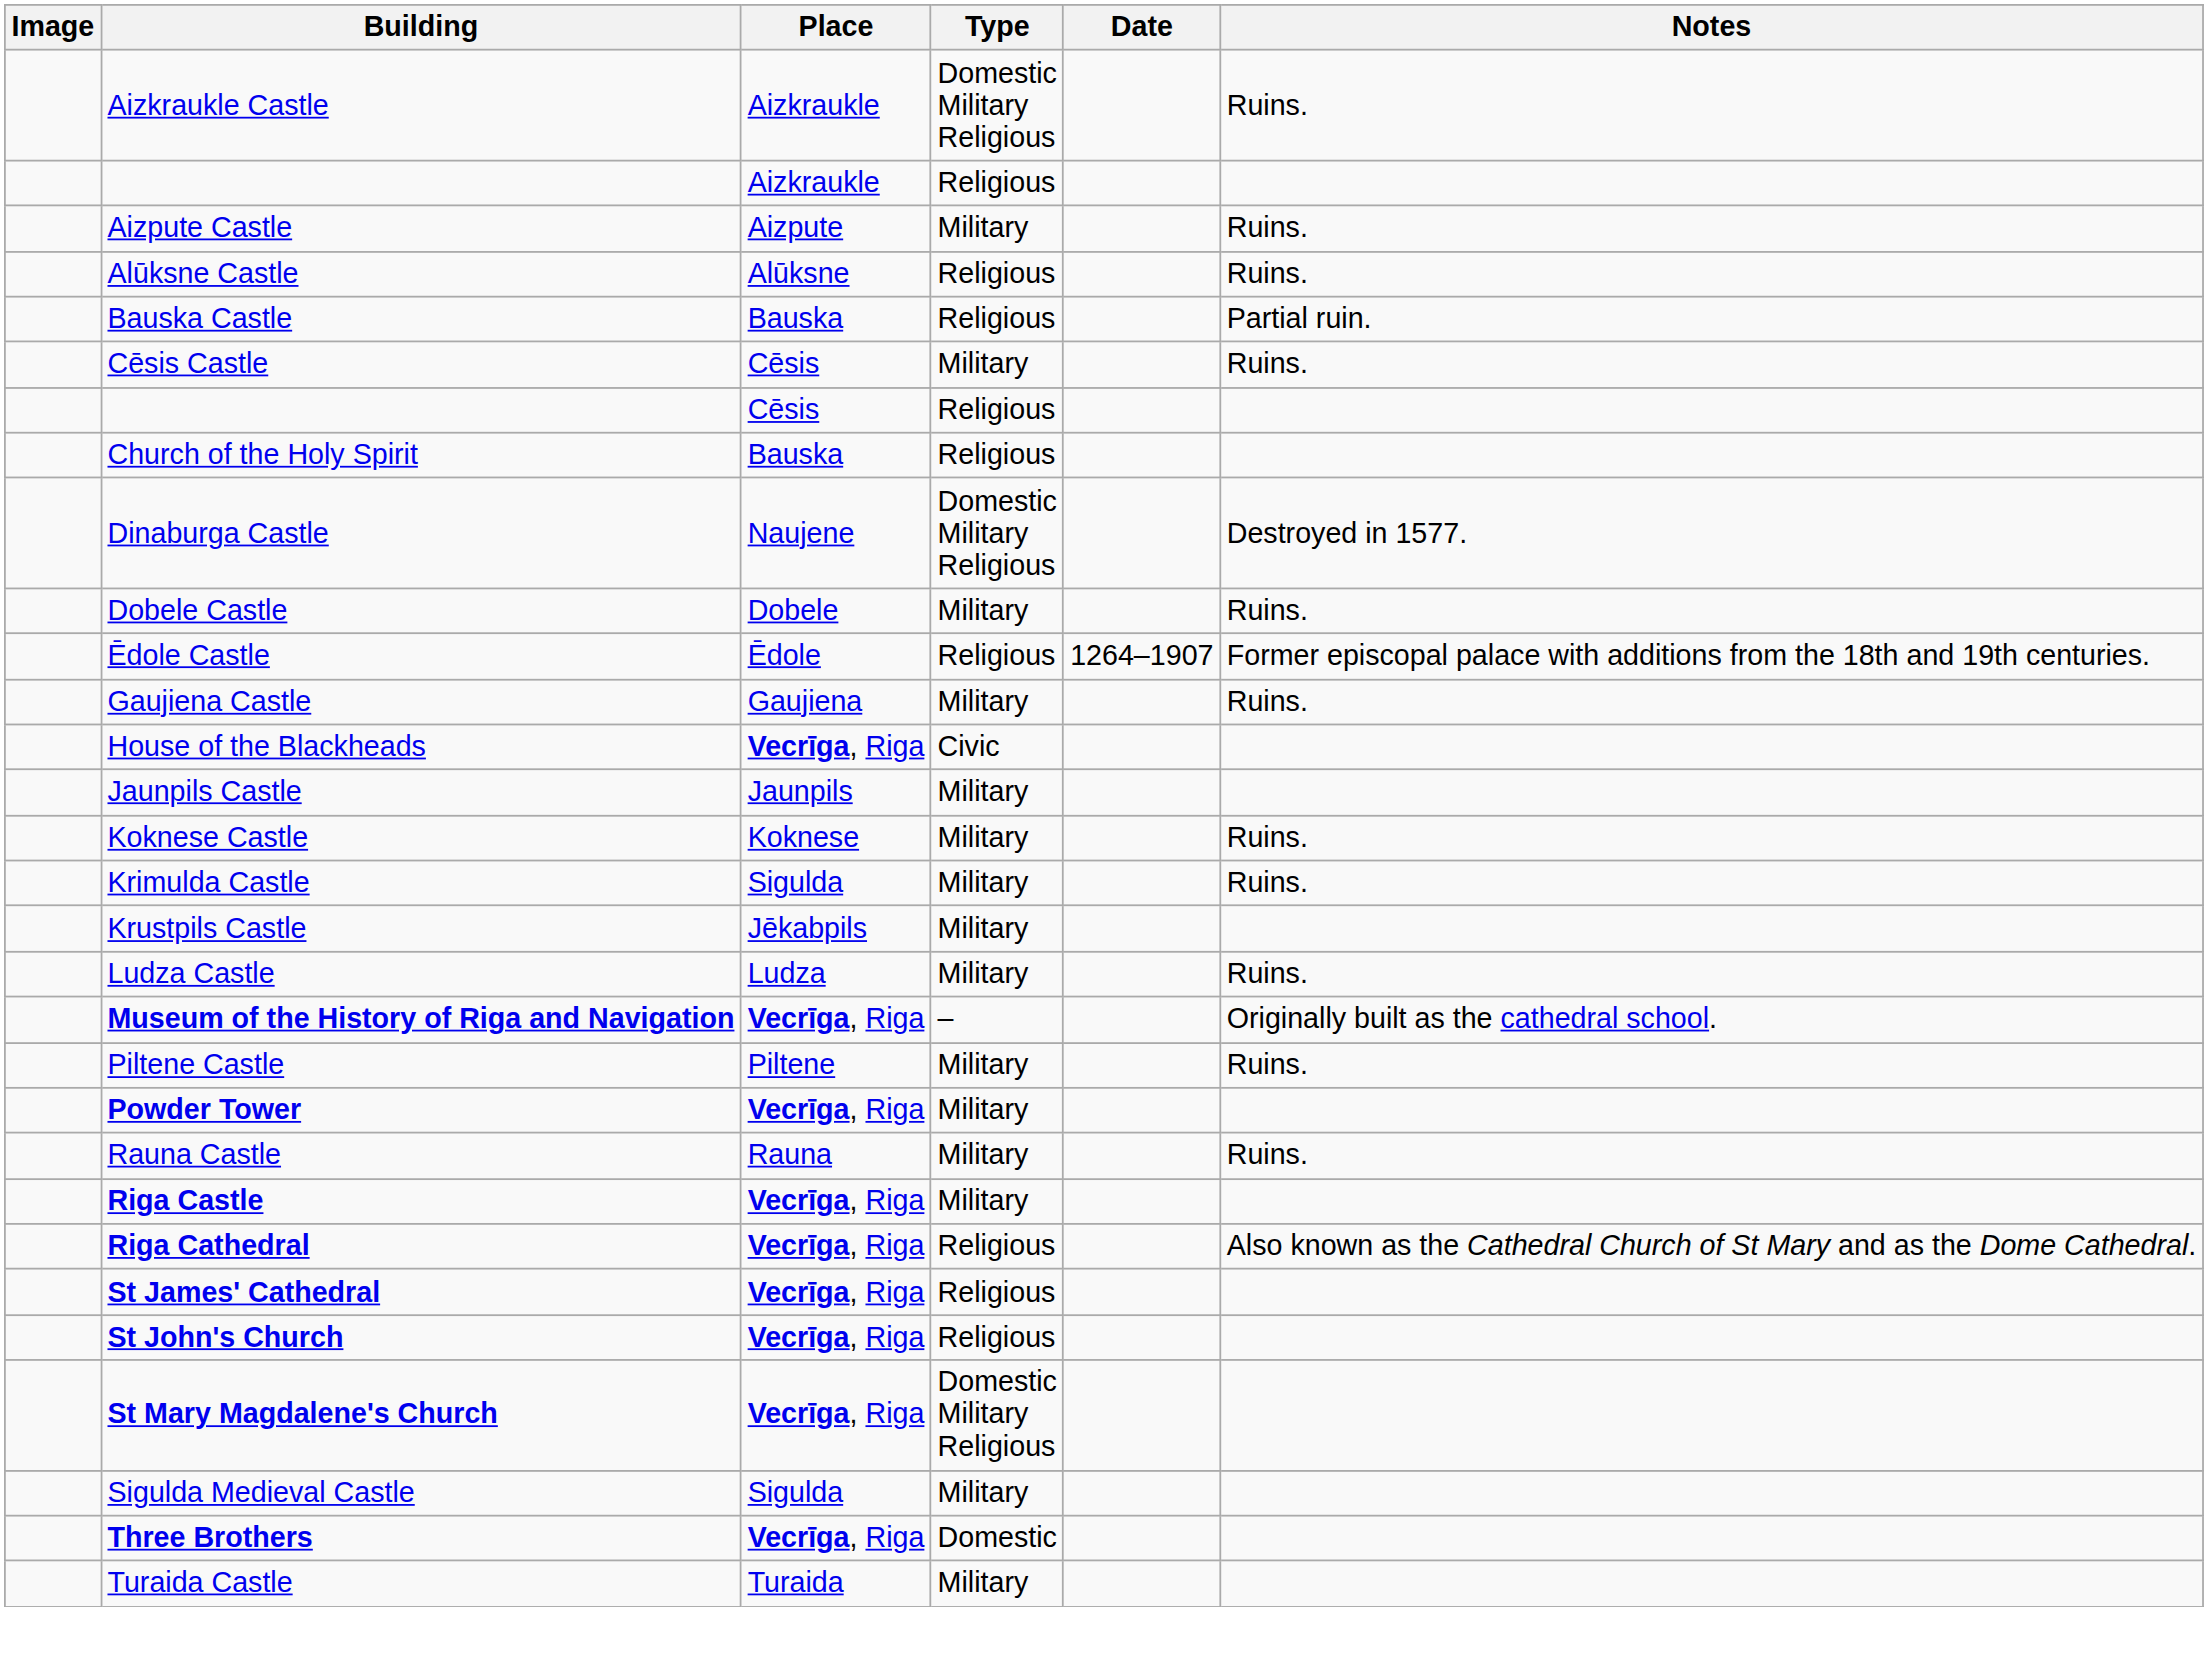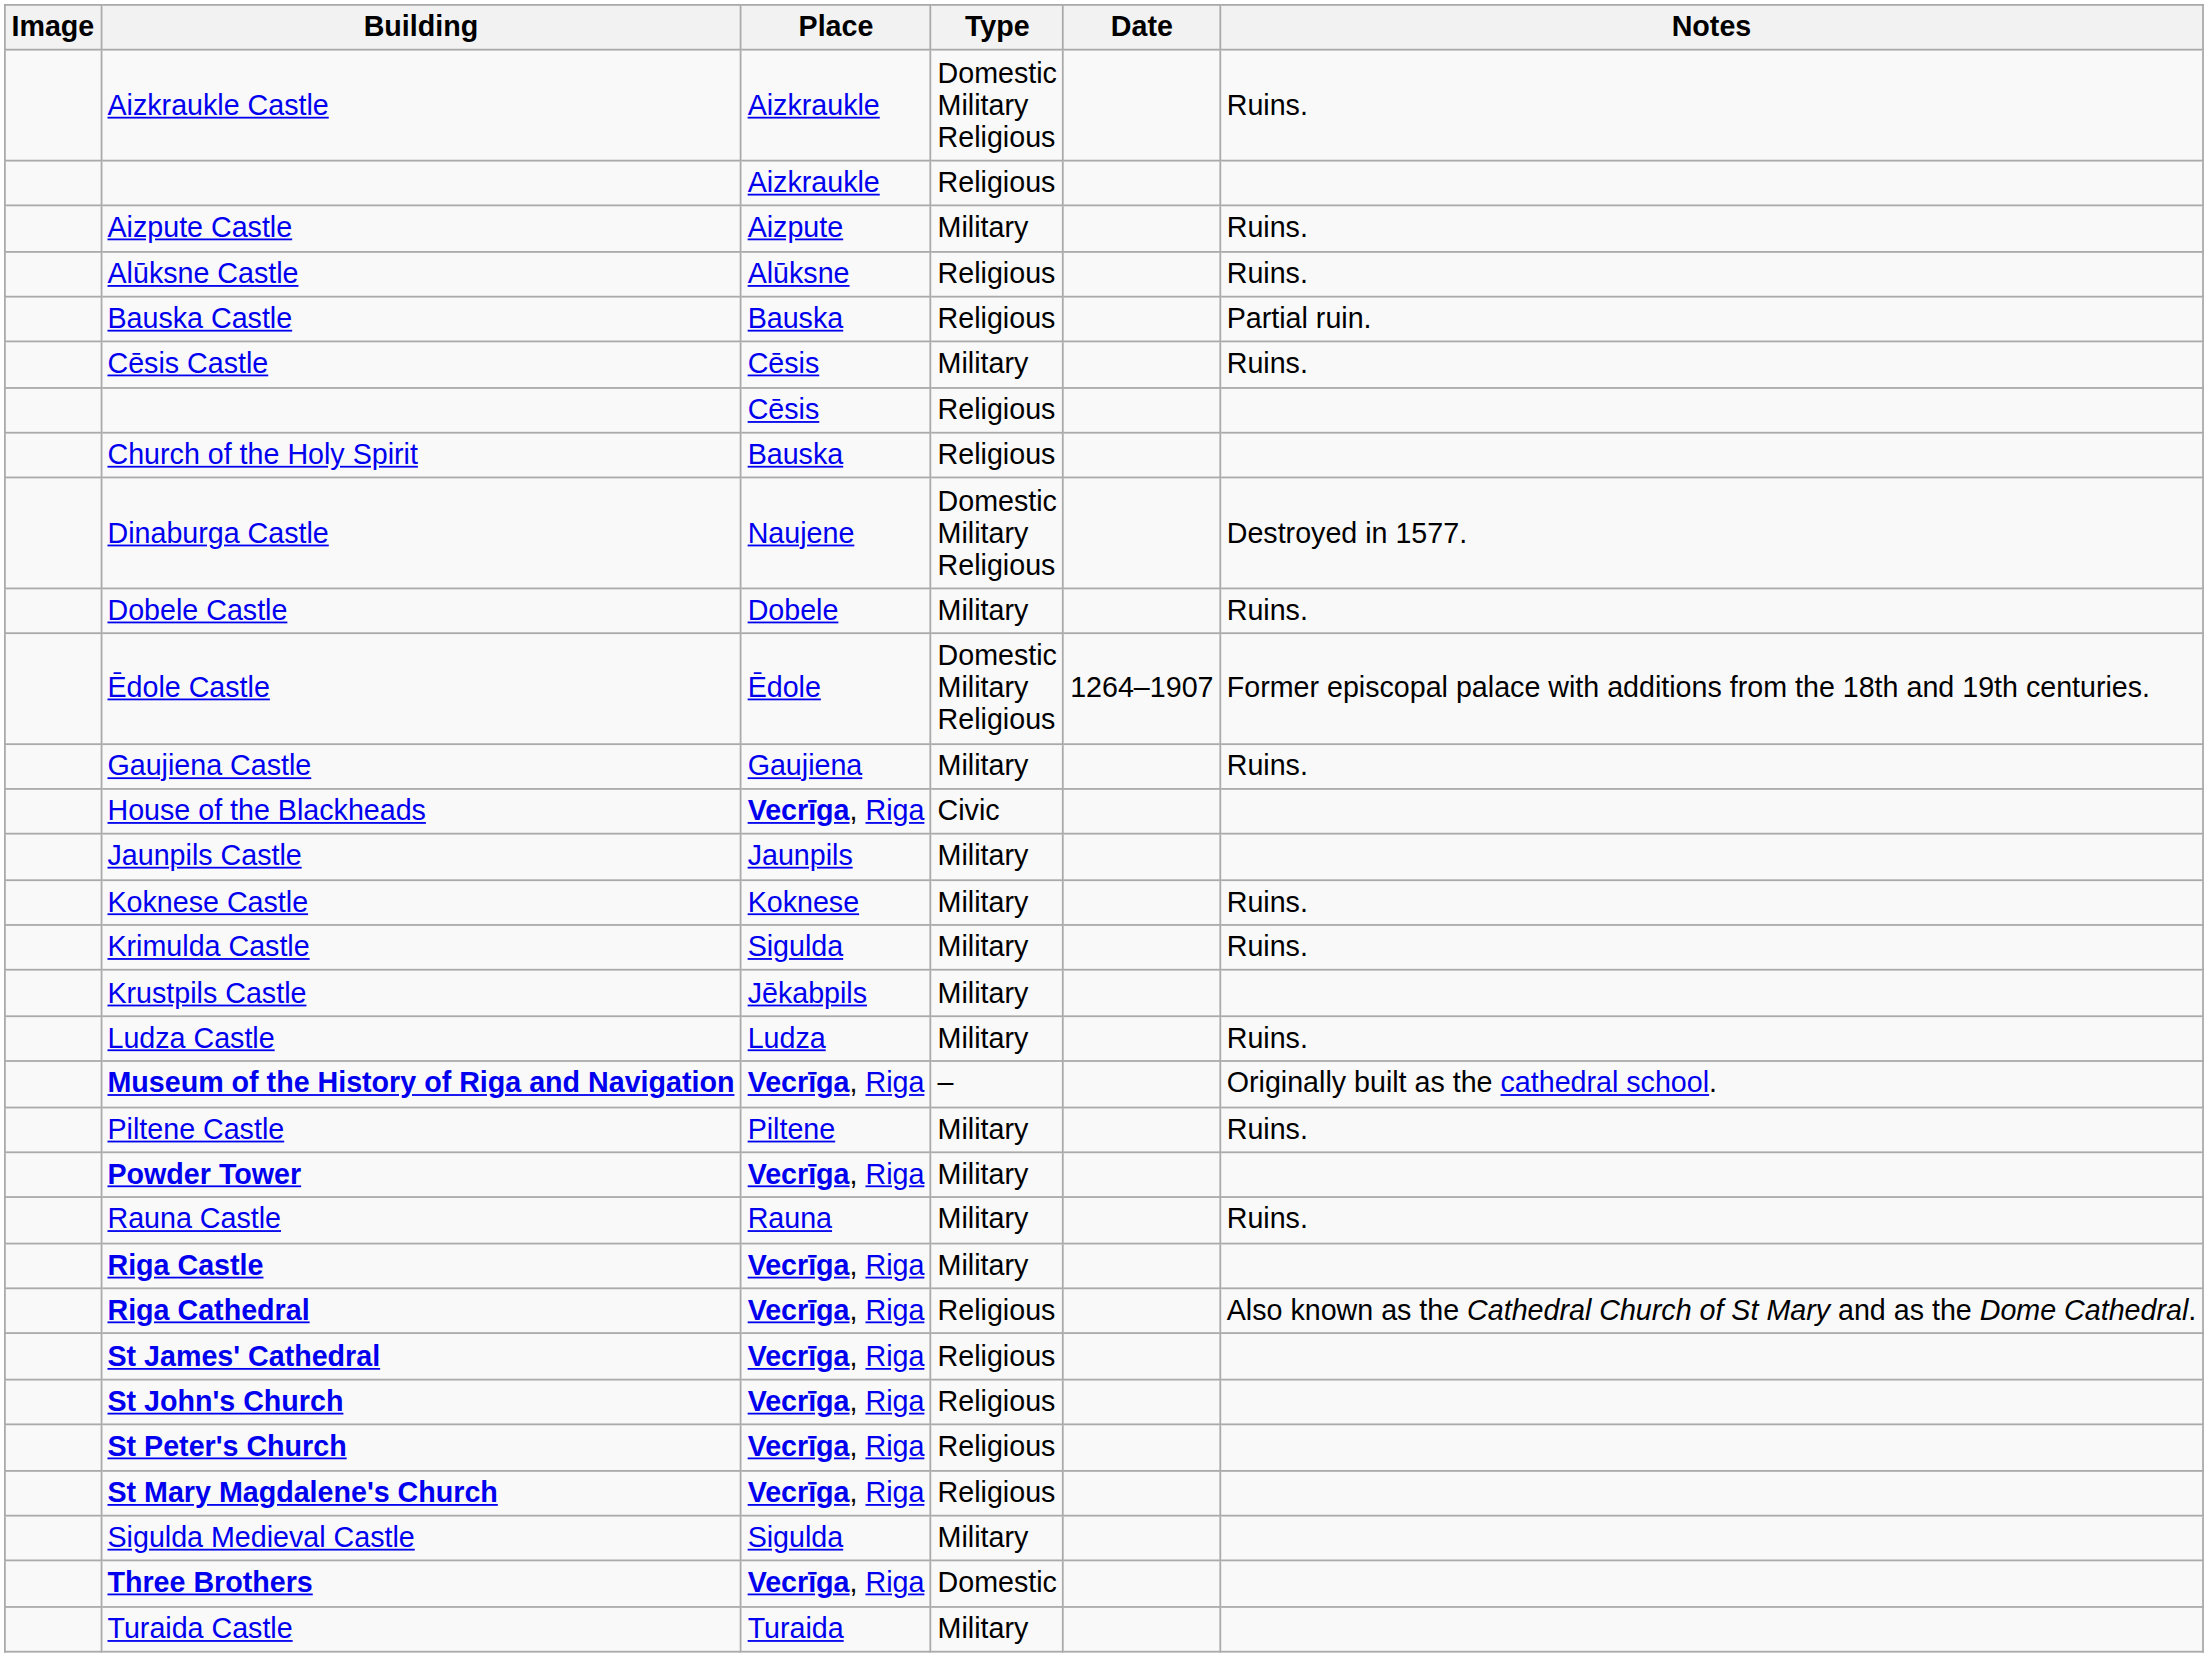(996, 655) Religious -> (997, 687) Domestic Military Religious
+ row: (227, 1446)
(997, 1414) Domestic Military Religious -> (996, 1492) Religious
